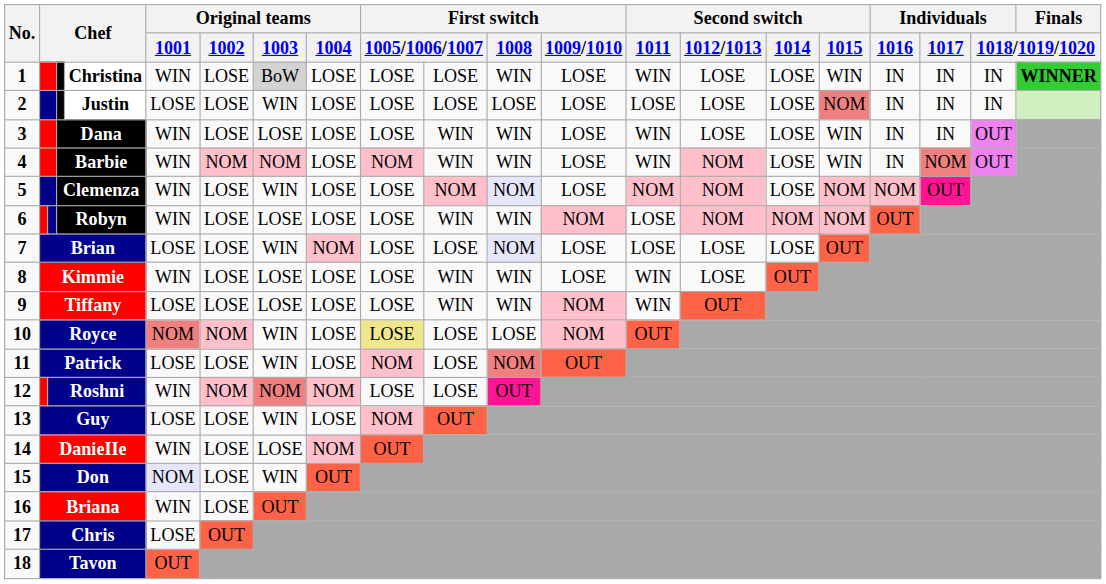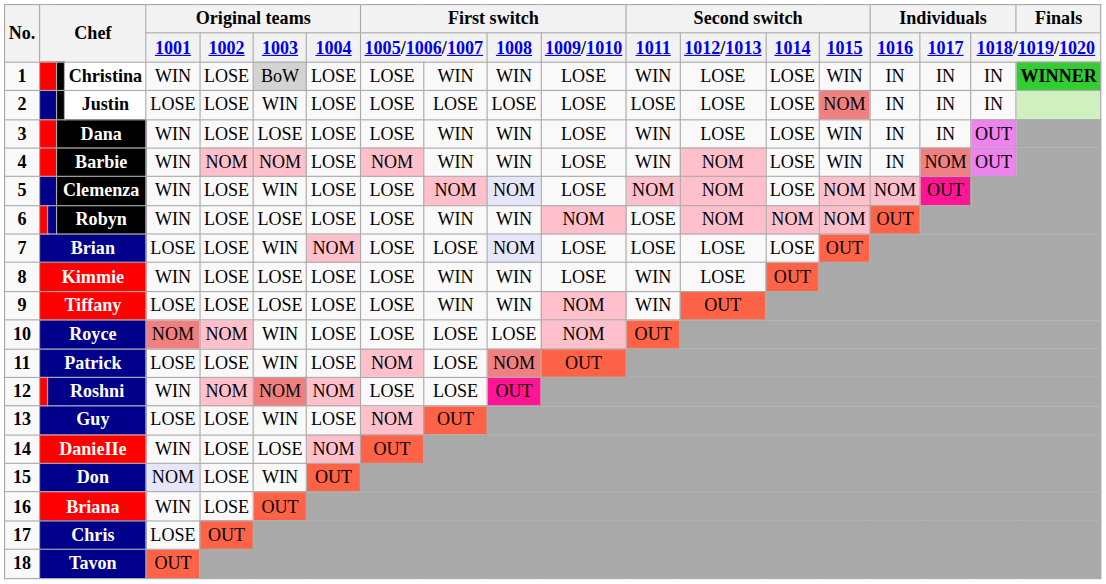(455, 76) LOSE -> (455, 76) WIN
(392, 334) khaki background -> (392, 334) no background
